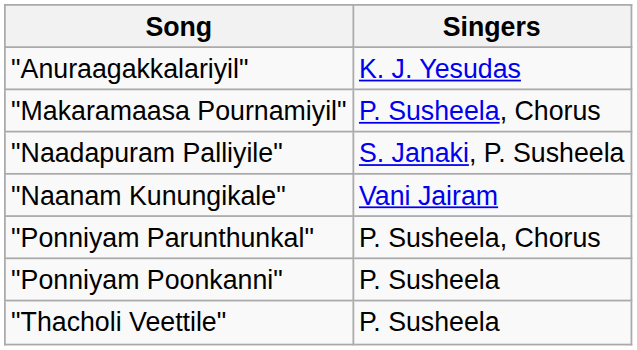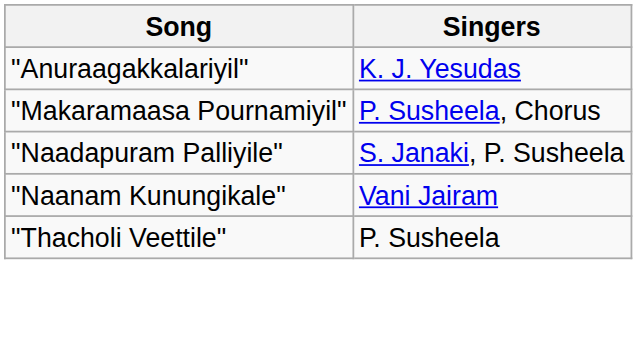- row: (162, 238)
- row: (147, 280)
